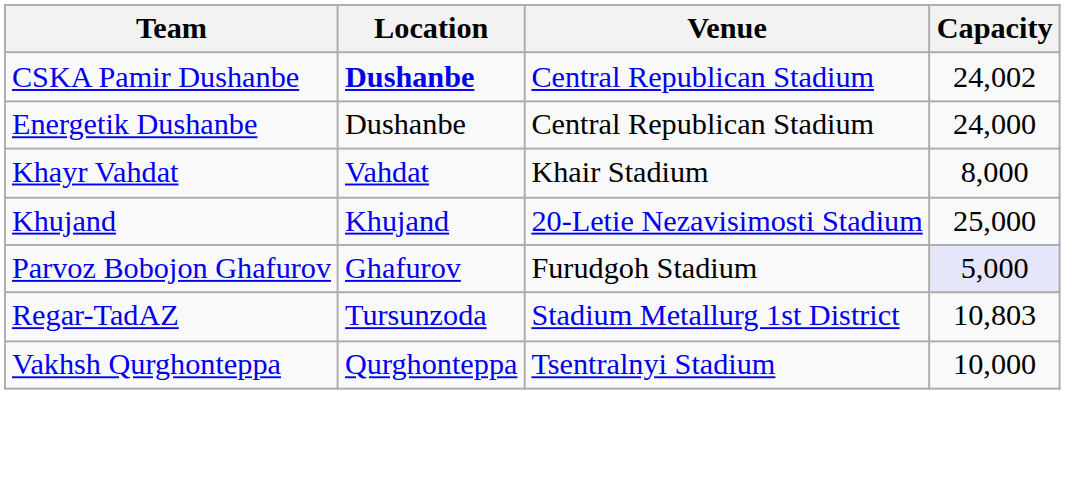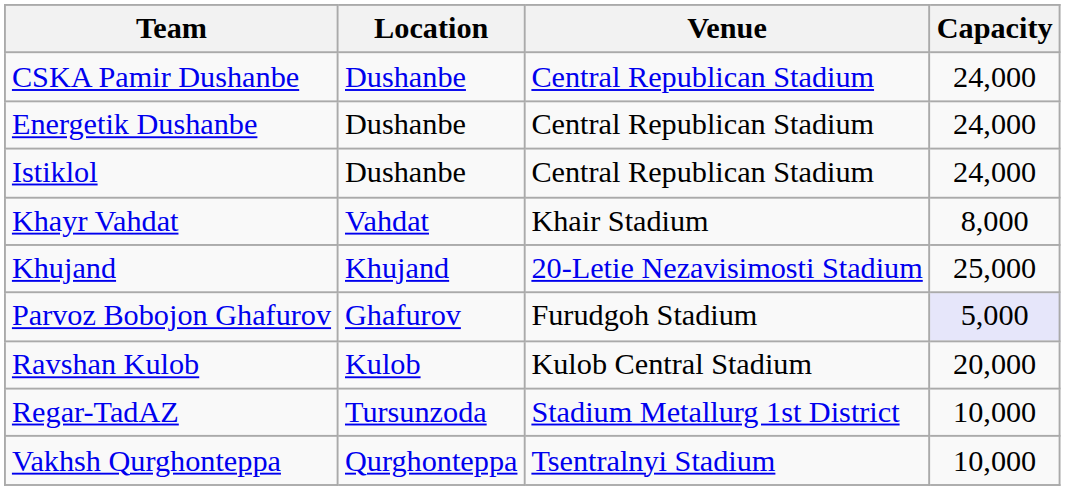(410, 76) bold -> (405, 76) normal
(995, 76) 24,002 -> (995, 76) 24,000
+ row: (55, 172)
+ row: (106, 364)
(995, 316) 10,803 -> (995, 412) 10,000
